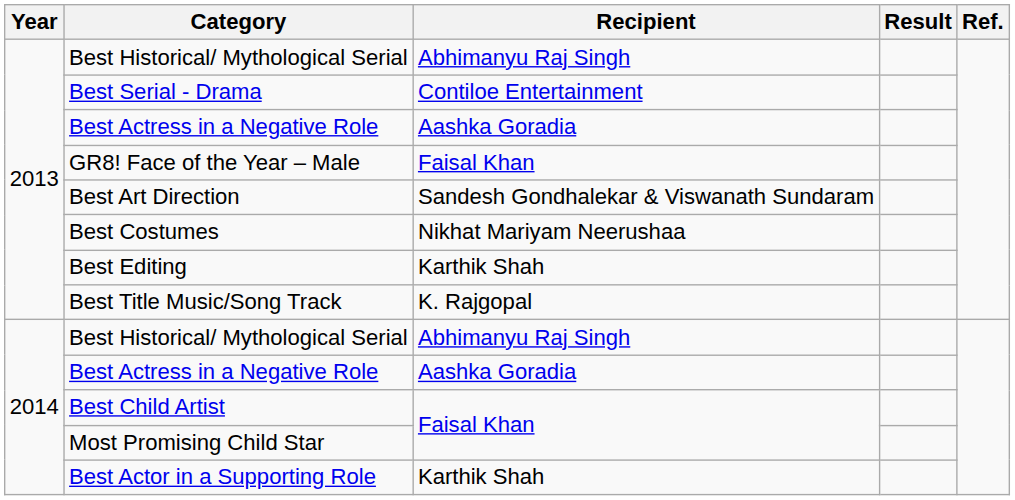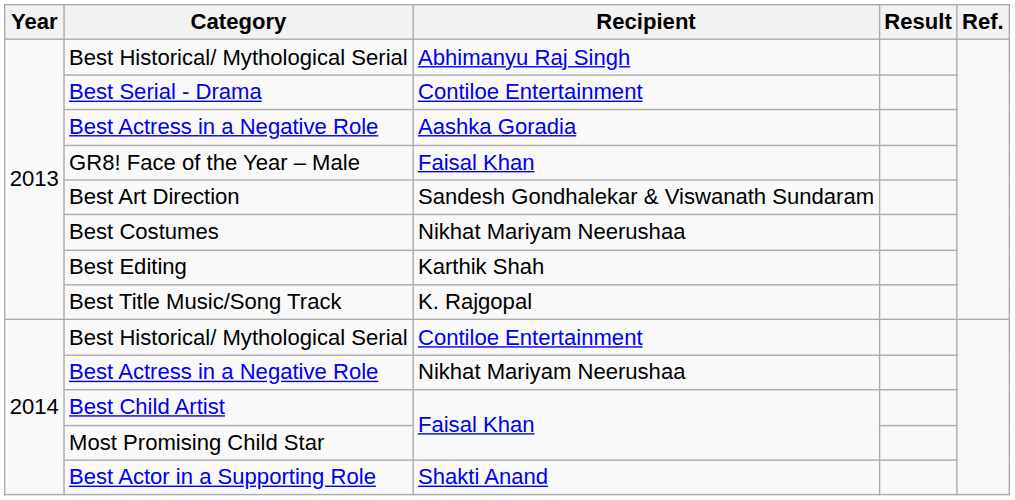(524, 337) Abhimanyu Raj Singh -> (530, 337) Contiloe Entertainment
(497, 372) Aashka Goradia -> (552, 372) Nikhat Mariyam Neerushaa
(481, 477) Karthik Shah -> (483, 477) Shakti Anand
